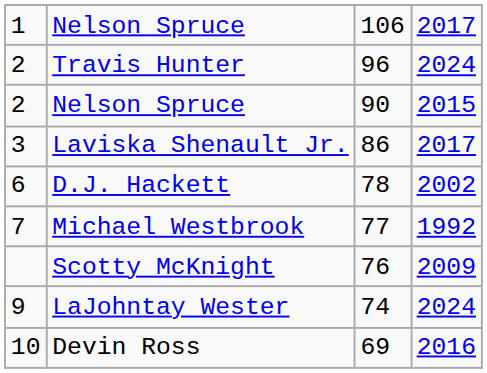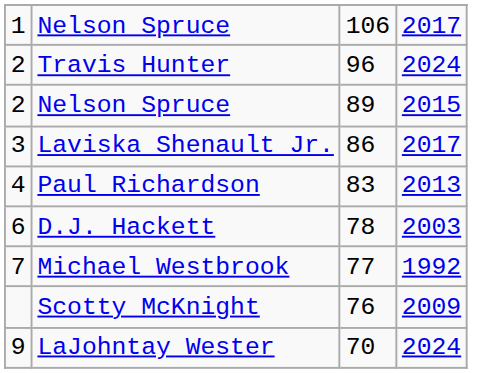(375, 106) 90 -> (360, 106) 89
+ row: (18, 186)
(446, 186) 2002 -> (432, 226) 2003
(375, 307) 74 -> (360, 347) 70
- row: (26, 347)
